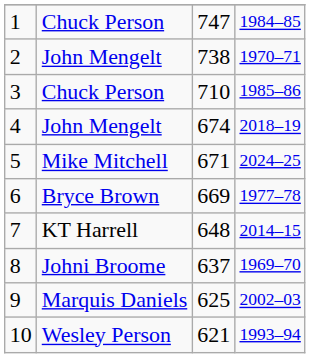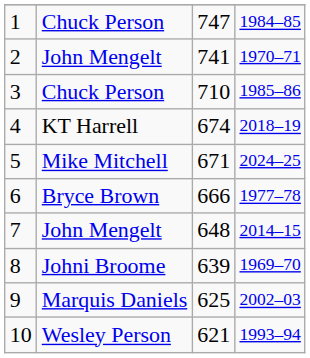(214, 56) 738 -> (214, 56) 741
(102, 126) John Mengelt -> (90, 126) KT Harrell
(214, 195) 669 -> (214, 195) 666
(90, 230) KT Harrell -> (102, 230) John Mengelt
(214, 265) 637 -> (214, 265) 639
